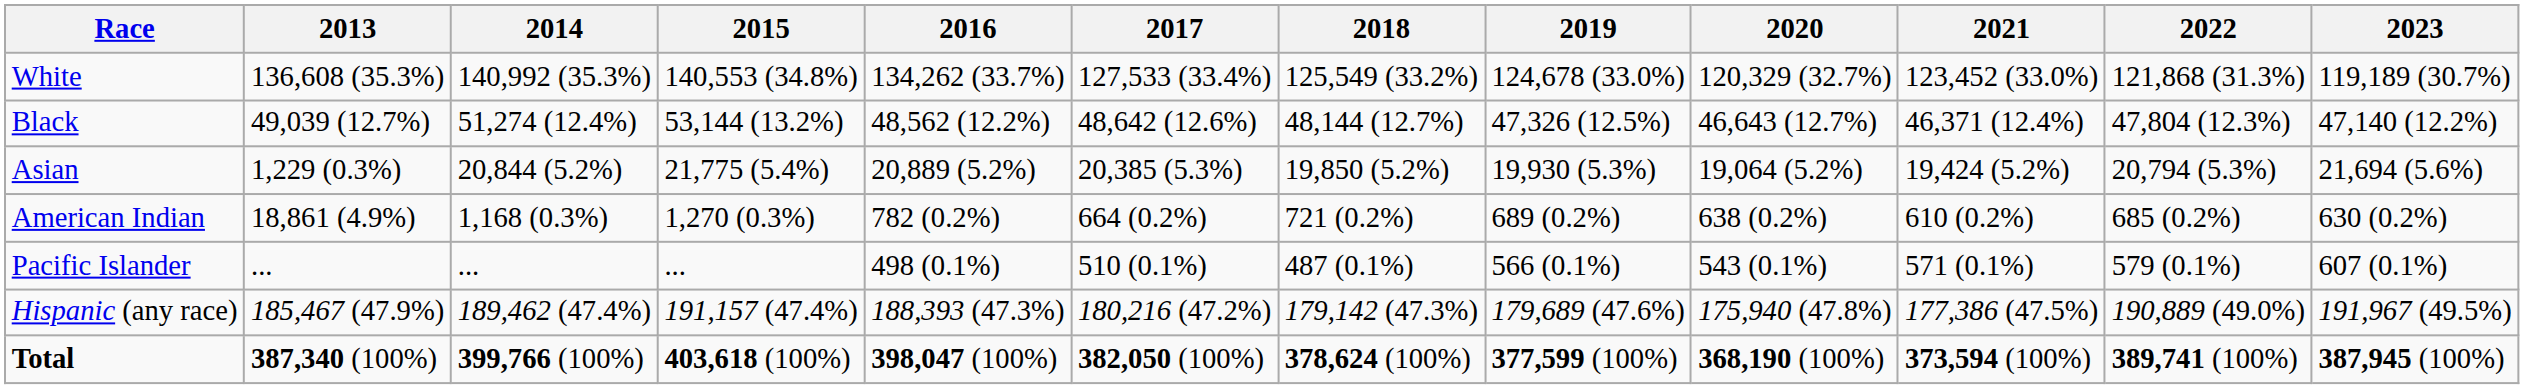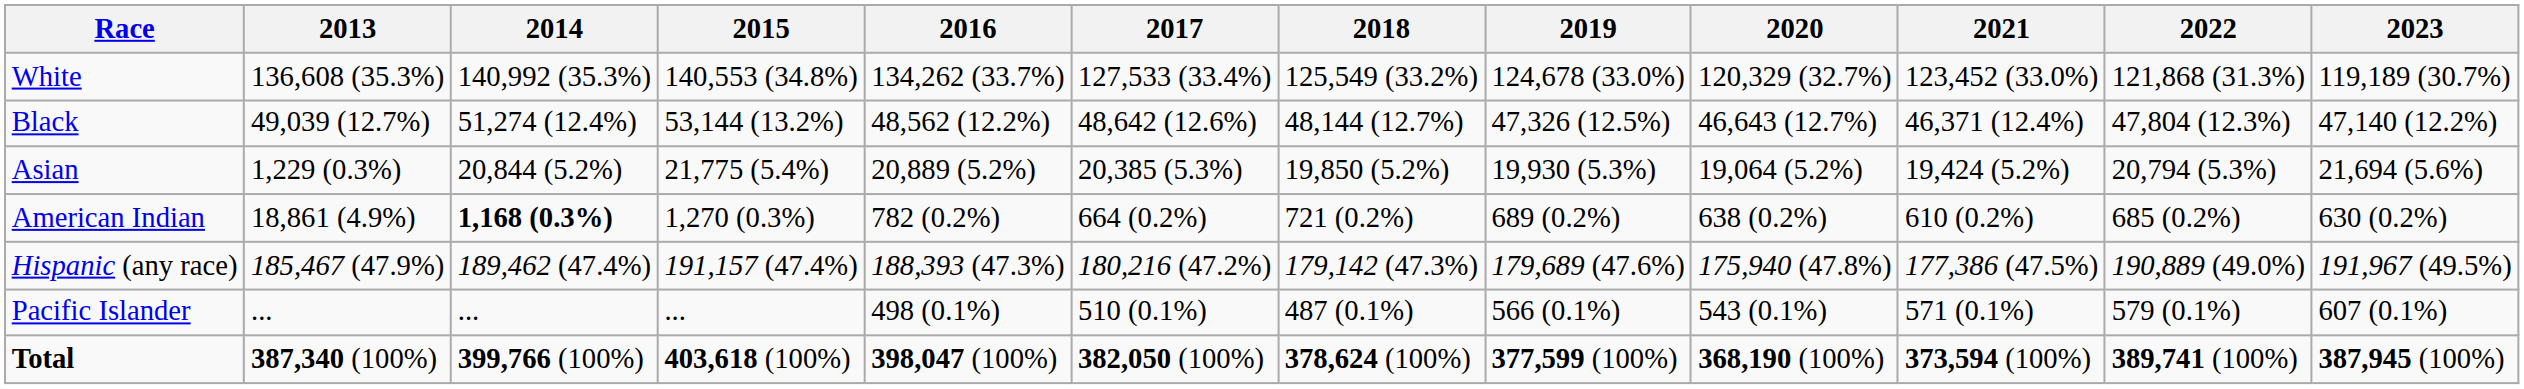(533, 217) normal -> (535, 217) bold
rows swapped: (101, 264) <-> (125, 312)
